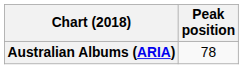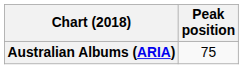(208, 52) 78 -> (208, 52) 75
